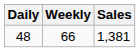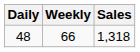(114, 36) 1,381 -> (114, 36) 1,318
